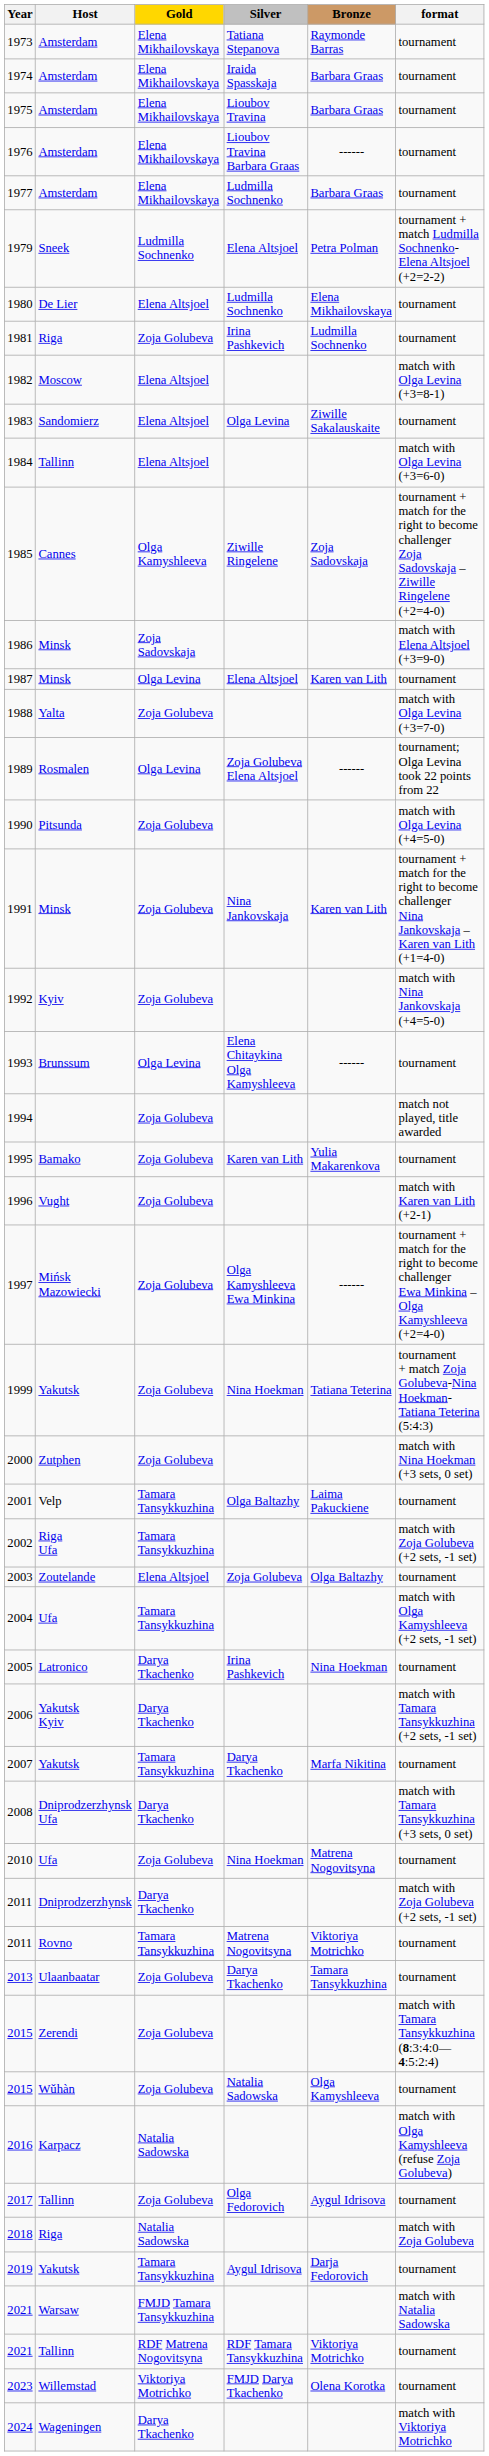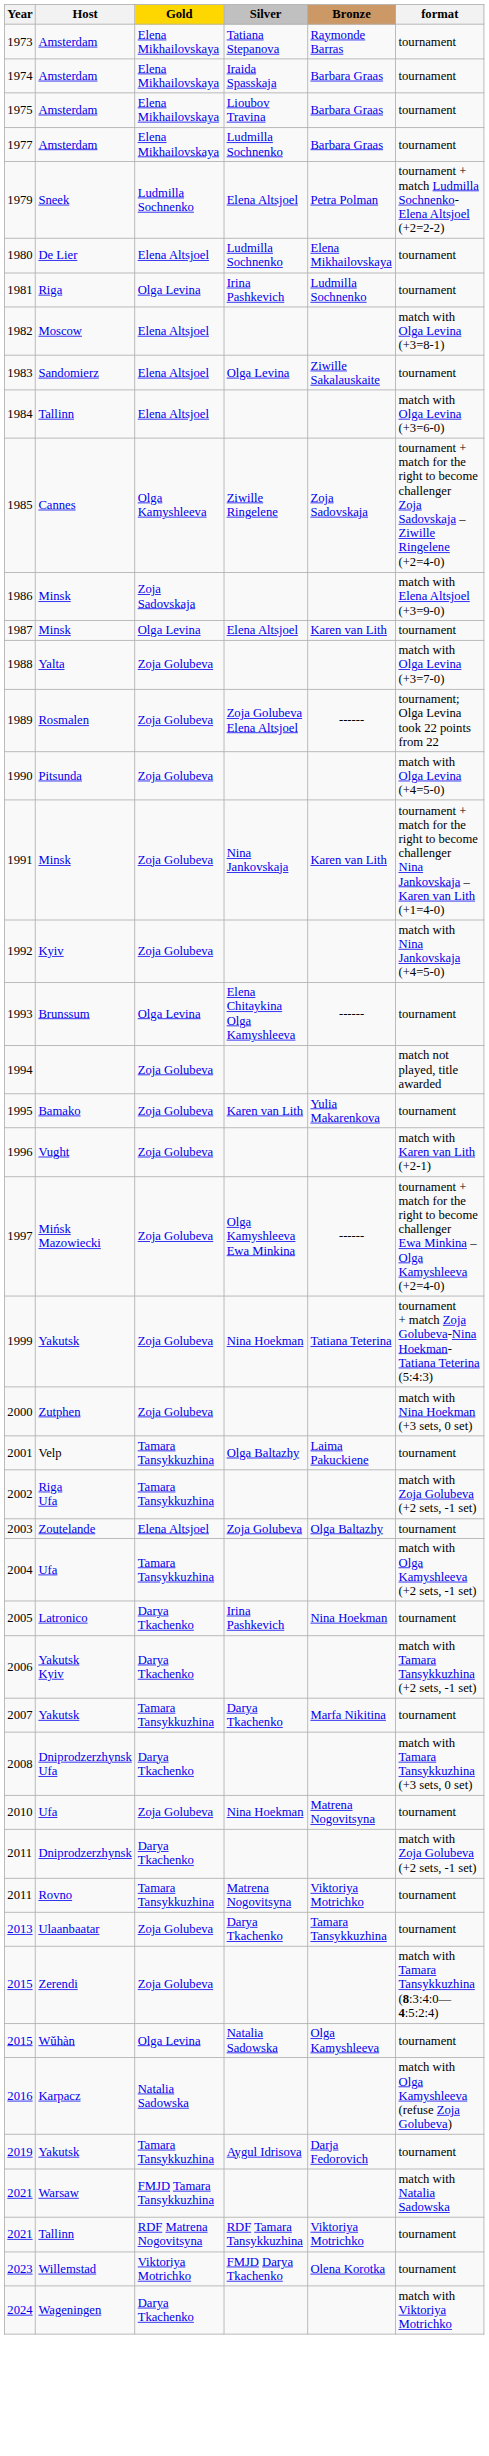- row: (20, 151)
(175, 338) Zoja Golubeva -> (169, 289) Olga Levina
(169, 768) Olga Levina -> (175, 720) Zoja Golubeva
(175, 2089) Zoja Golubeva -> (169, 2040) Olga Levina
- row: (20, 2200)
- row: (20, 2234)
